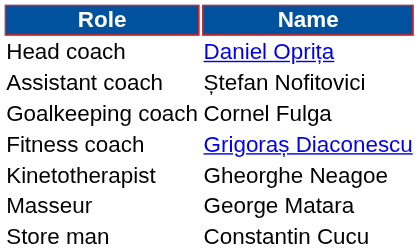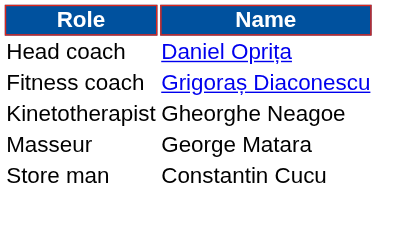- row: (85, 82)
- row: (102, 113)
